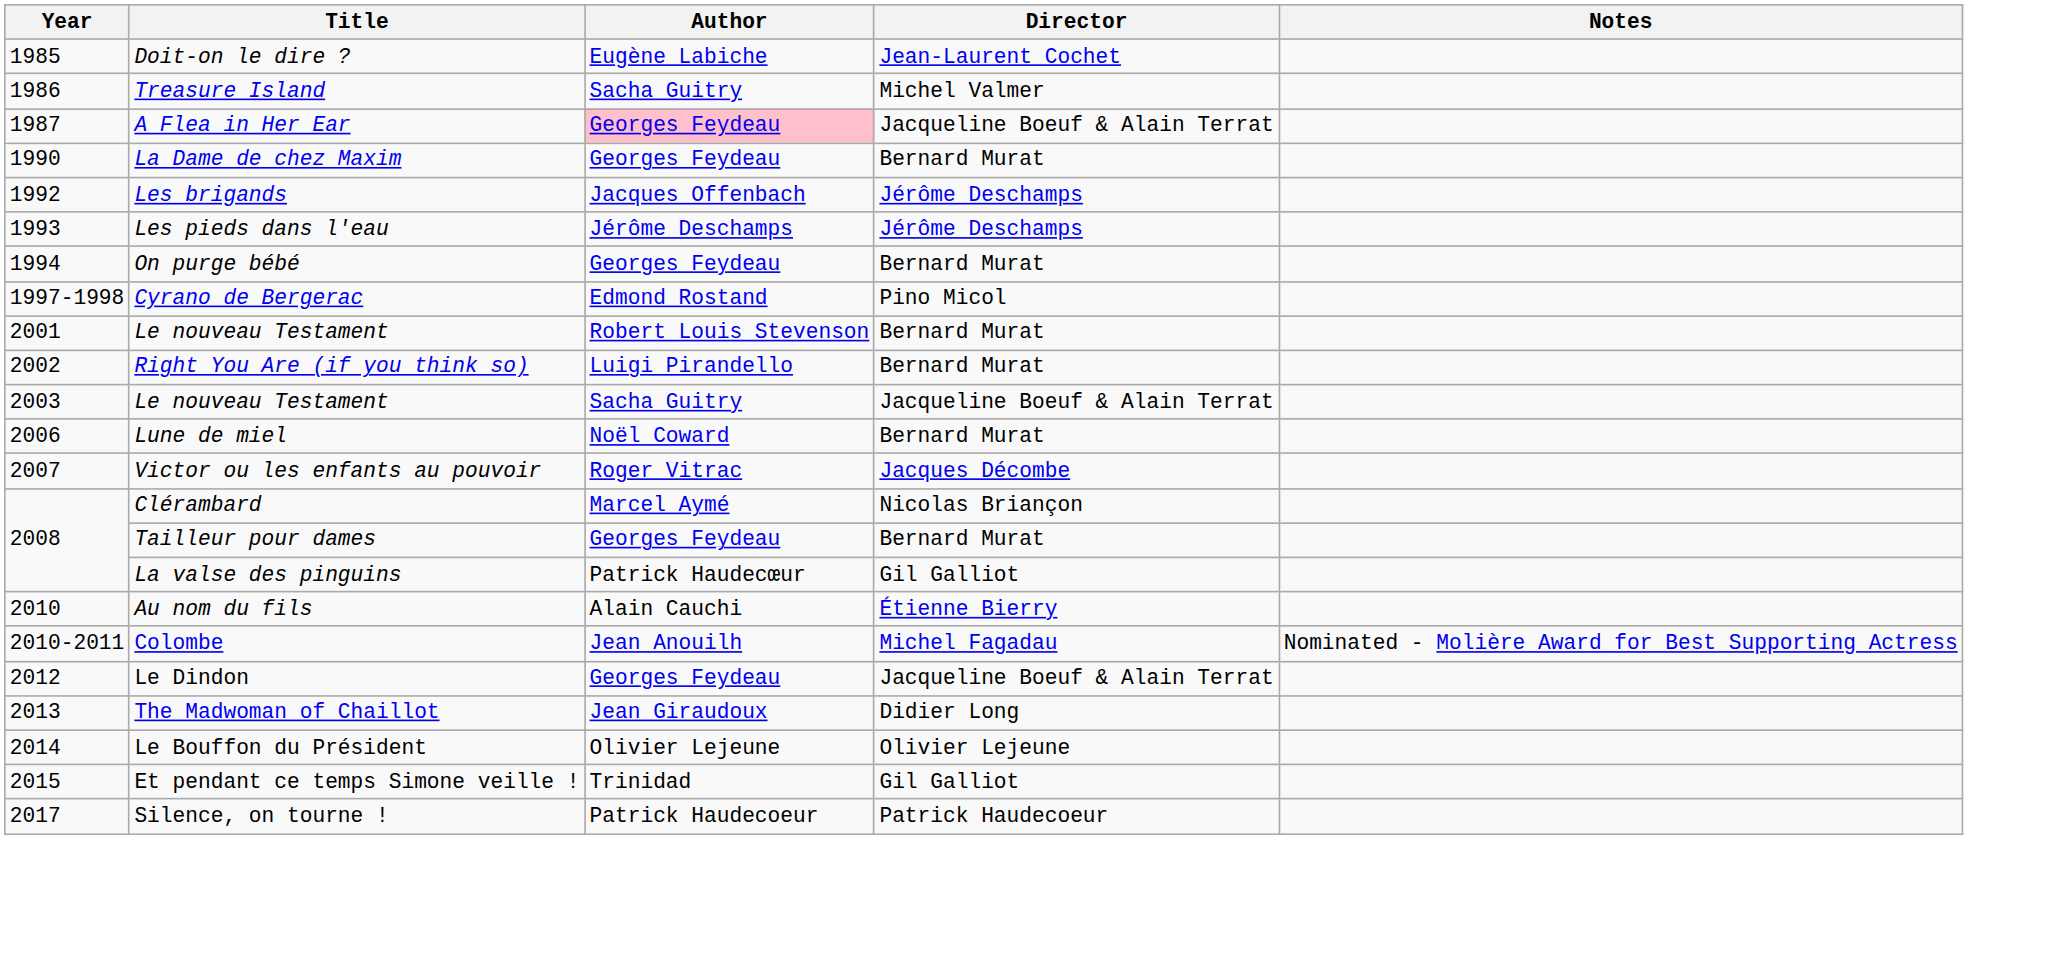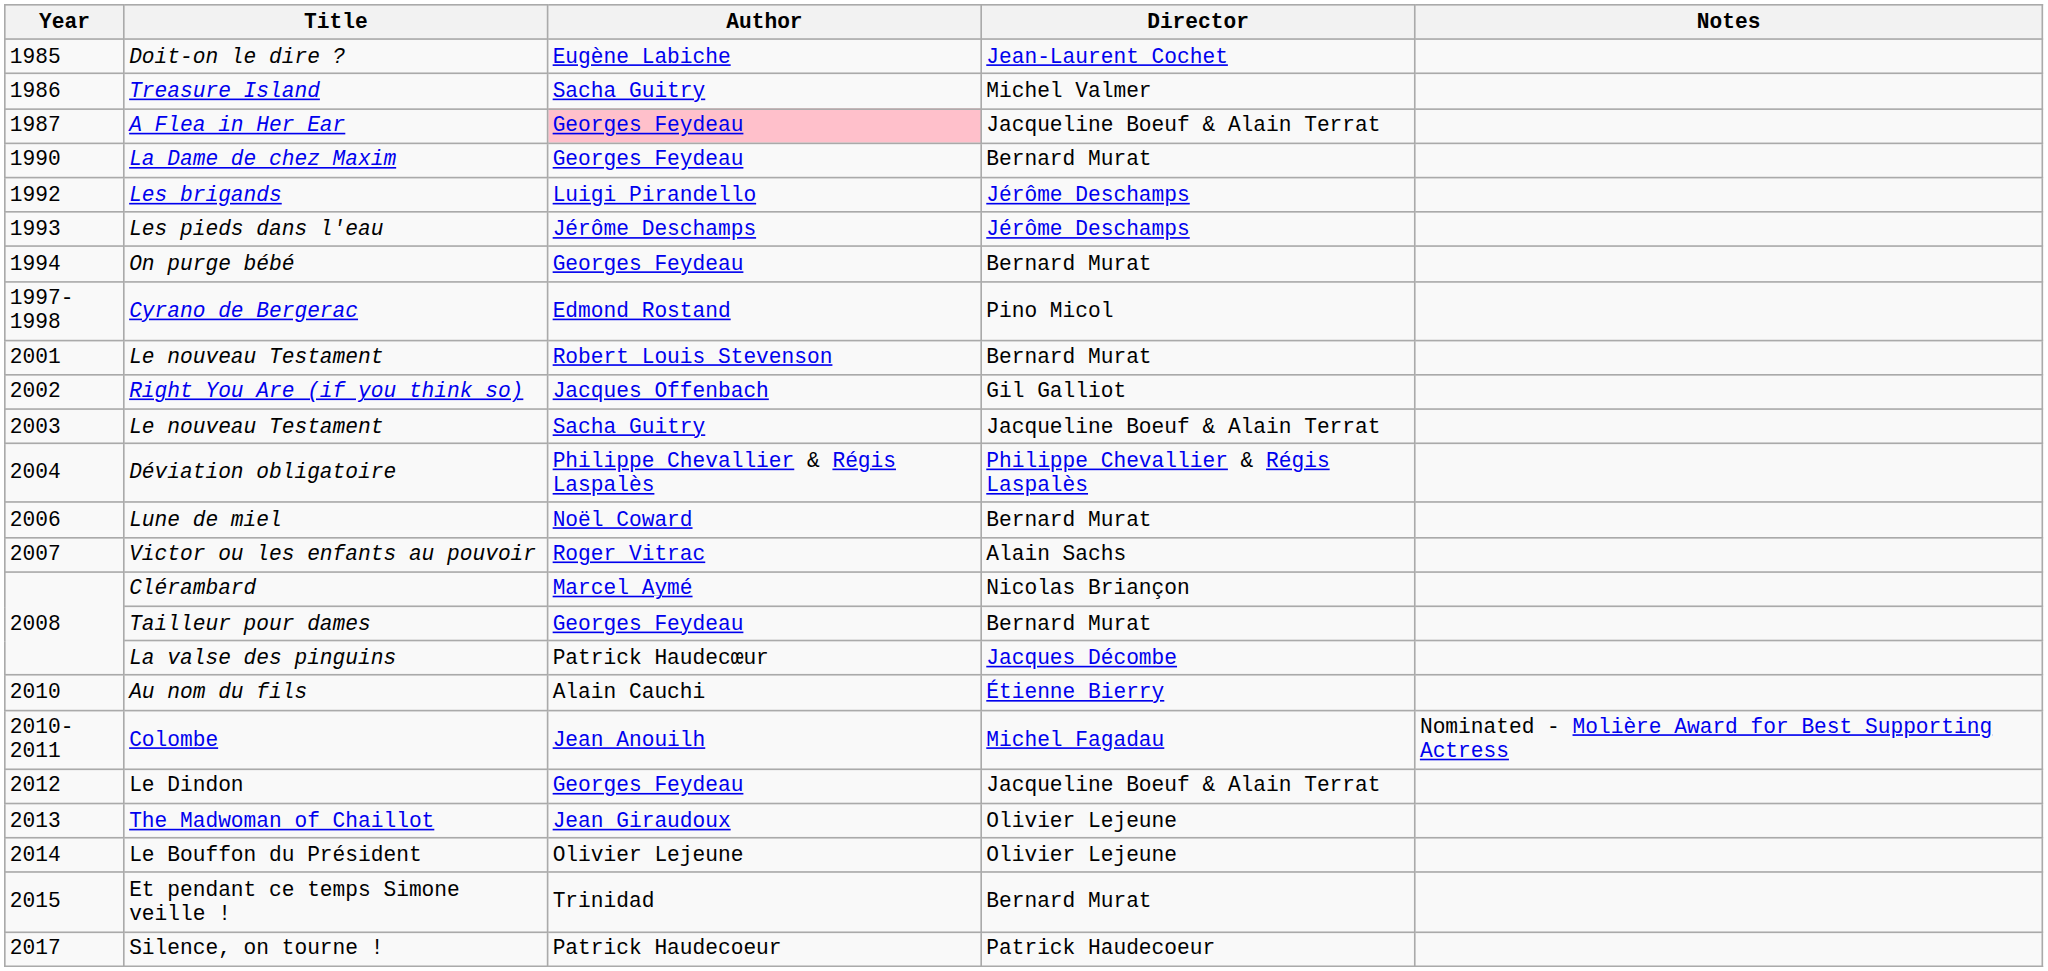(698, 195) Jacques Offenbach -> (654, 195) Luigi Pirandello
(691, 367) Luigi Pirandello -> (661, 392) Jacques Offenbach
(962, 367) Bernard Murat -> (1056, 392) Gil Galliot
+ row: (35, 473)
(975, 471) Jacques Décombe -> (1056, 554) Alain Sachs
(949, 575) Gil Galliot -> (1082, 658) Jacques Décombe
(949, 713) Didier Long -> (1082, 821) Olivier Lejeune
(949, 782) Gil Galliot -> (1069, 902) Bernard Murat
